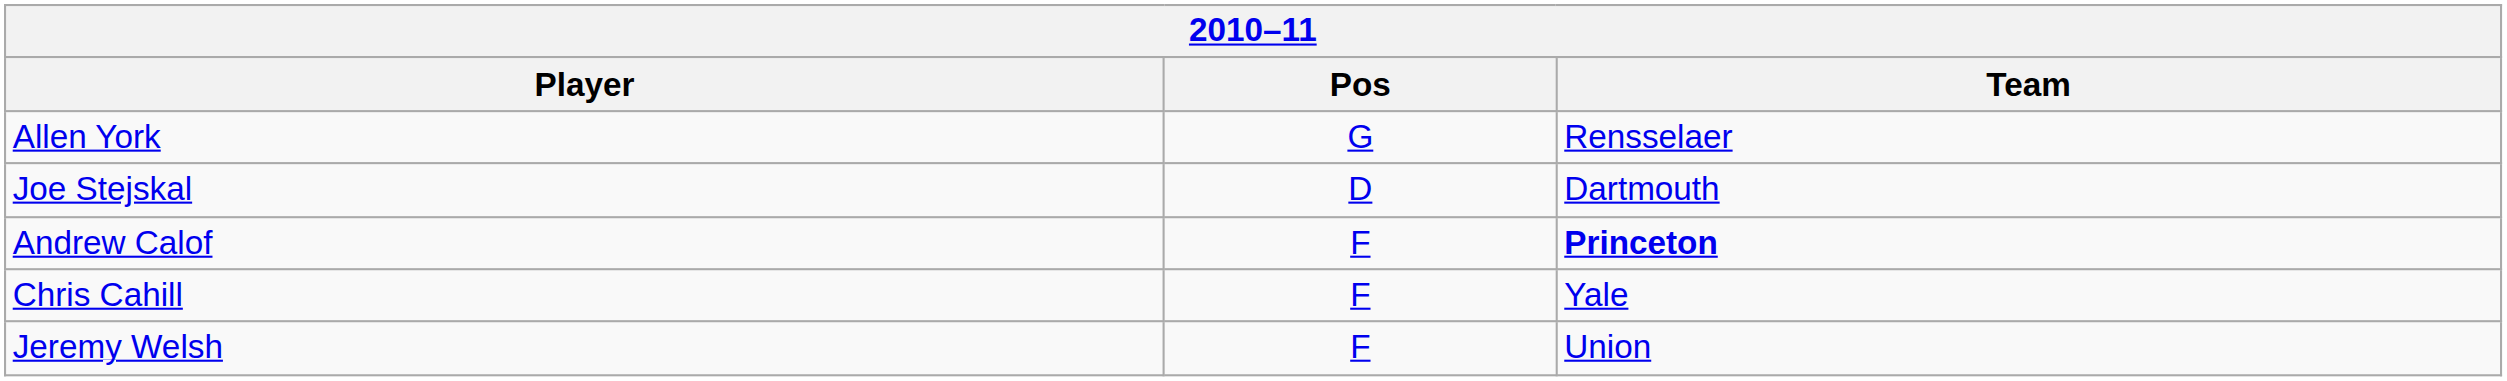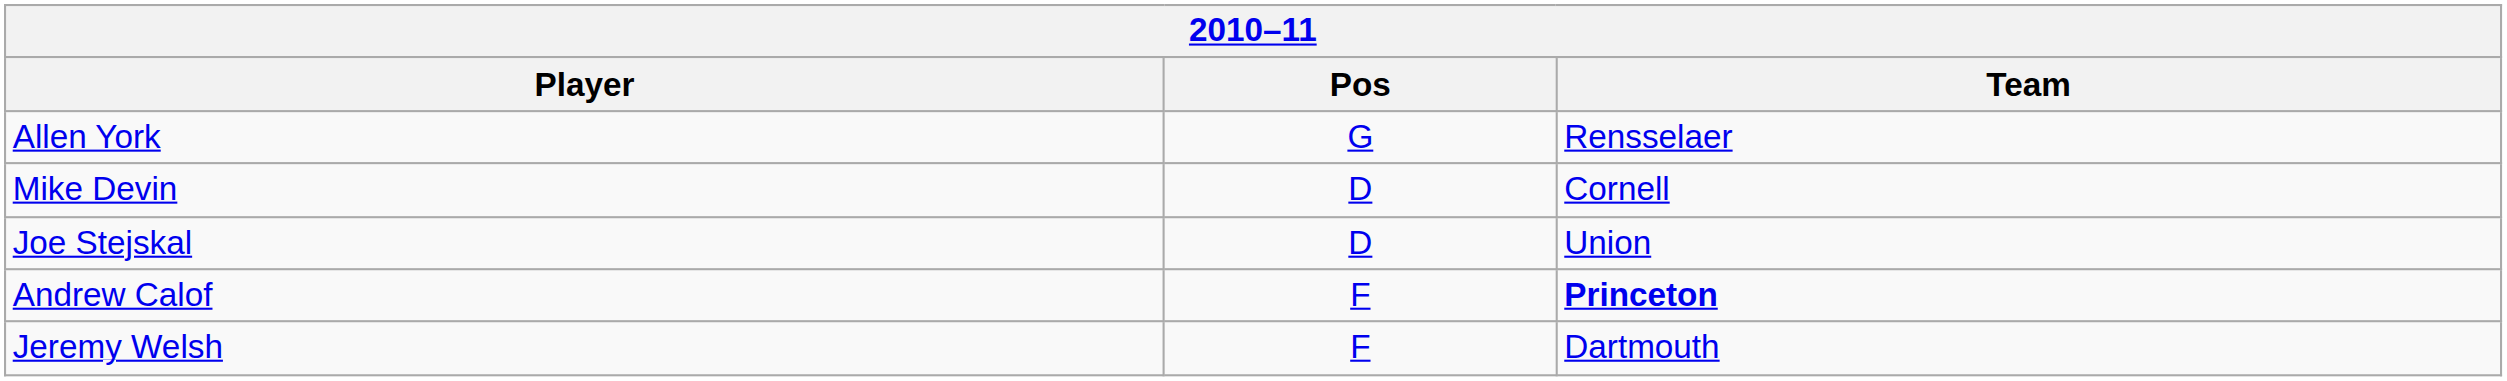+ row: (95, 189)
(1642, 189) Dartmouth -> (1608, 242) Union
- row: (98, 294)
(1608, 347) Union -> (1642, 347) Dartmouth
